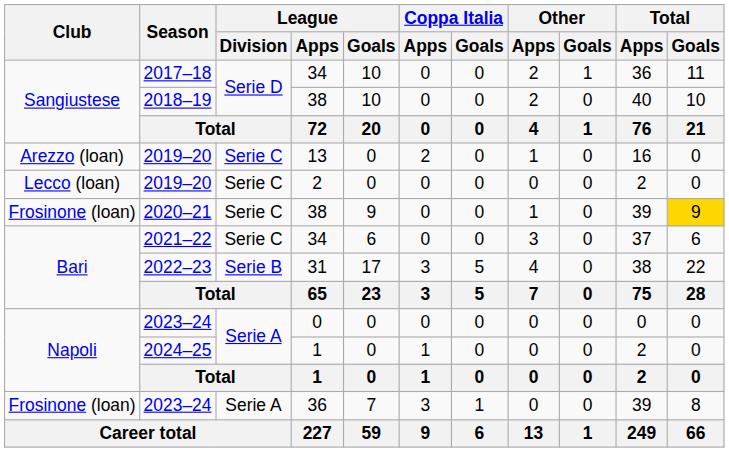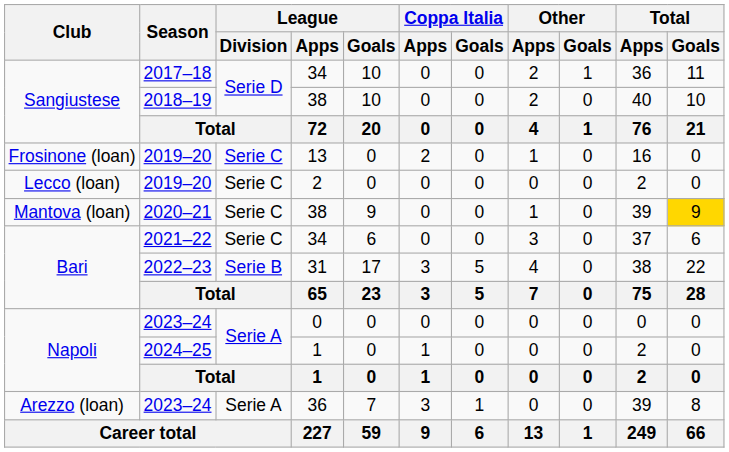(72, 156) Arezzo (loan) -> (72, 156) Frosinone (loan)
(72, 211) Frosinone (loan) -> (72, 211) Mantova (loan)
(72, 405) Frosinone (loan) -> (72, 405) Arezzo (loan)
